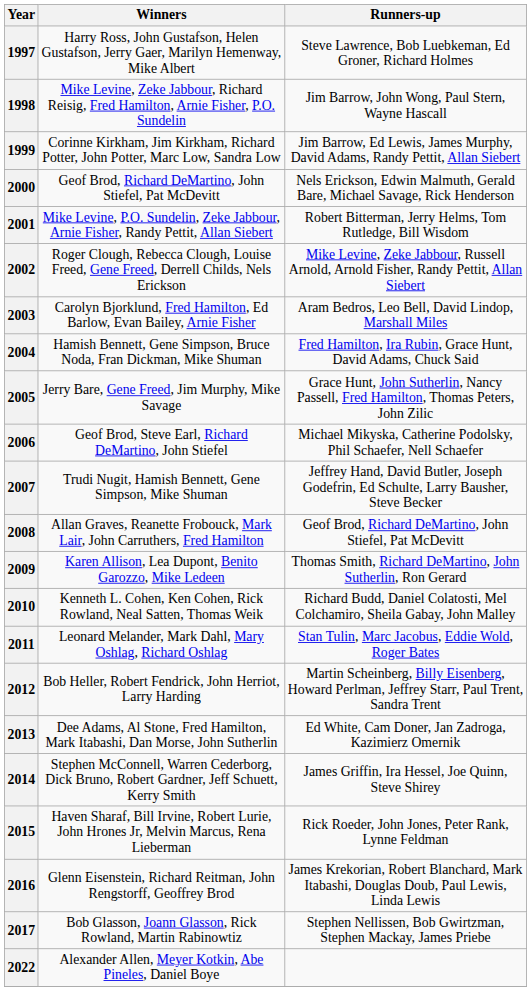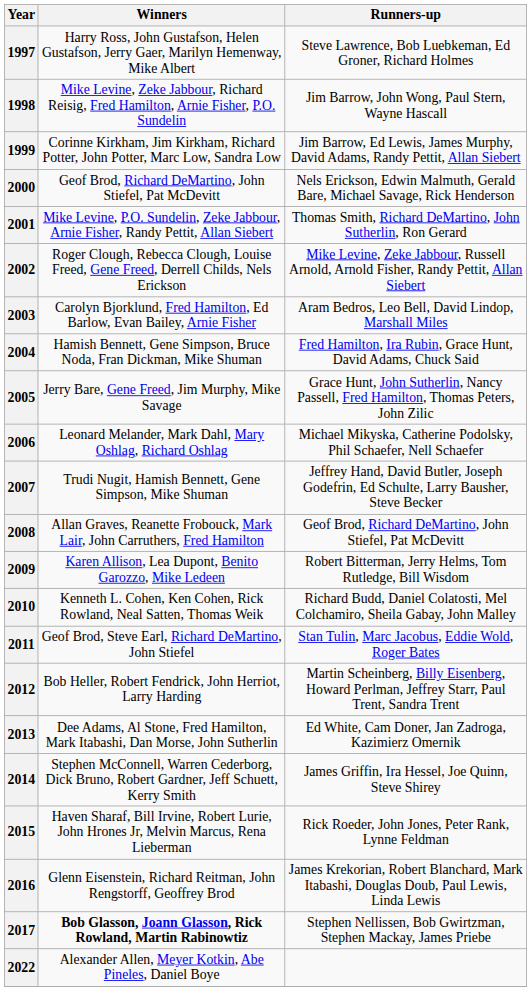(406, 225) Robert Bitterman, Jerry Helms, Tom Rutledge, Bill Wisdom -> (406, 225) Thomas Smith, Richard DeMartino, John Sutherlin, Ron Gerard
(161, 442) Geof Brod, Steve Earl, Richard DeMartino, John Stiefel -> (162, 442) Leonard Melander, Mark Dahl, Mary Oshlag, Richard Oshlag
(405, 570) Thomas Smith, Richard DeMartino, John Sutherlin, Ron Gerard -> (406, 570) Robert Bitterman, Jerry Helms, Tom Rutledge, Bill Wisdom
(161, 644) Leonard Melander, Mark Dahl, Mary Oshlag, Richard Oshlag -> (162, 644) Geof Brod, Steve Earl, Richard DeMartino, John Stiefel
(161, 930) normal -> (162, 930) bold
